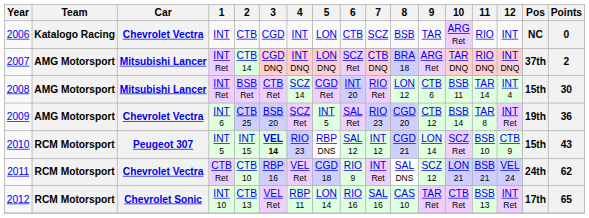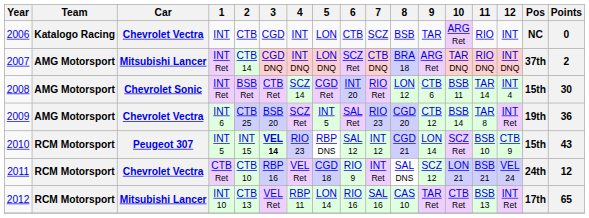(163, 90) Mitsubishi Lancer -> (163, 90) Chevrolet Sonic
(566, 172) 62 -> (566, 172) 12
(163, 200) Chevrolet Sonic -> (163, 200) Mitsubishi Lancer
